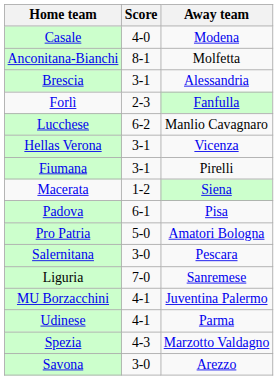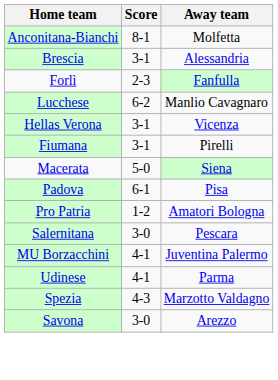- row: (63, 37)
(141, 189) 1-2 -> (141, 168) 5-0
(141, 233) 5-0 -> (141, 211) 1-2
- row: (63, 277)
